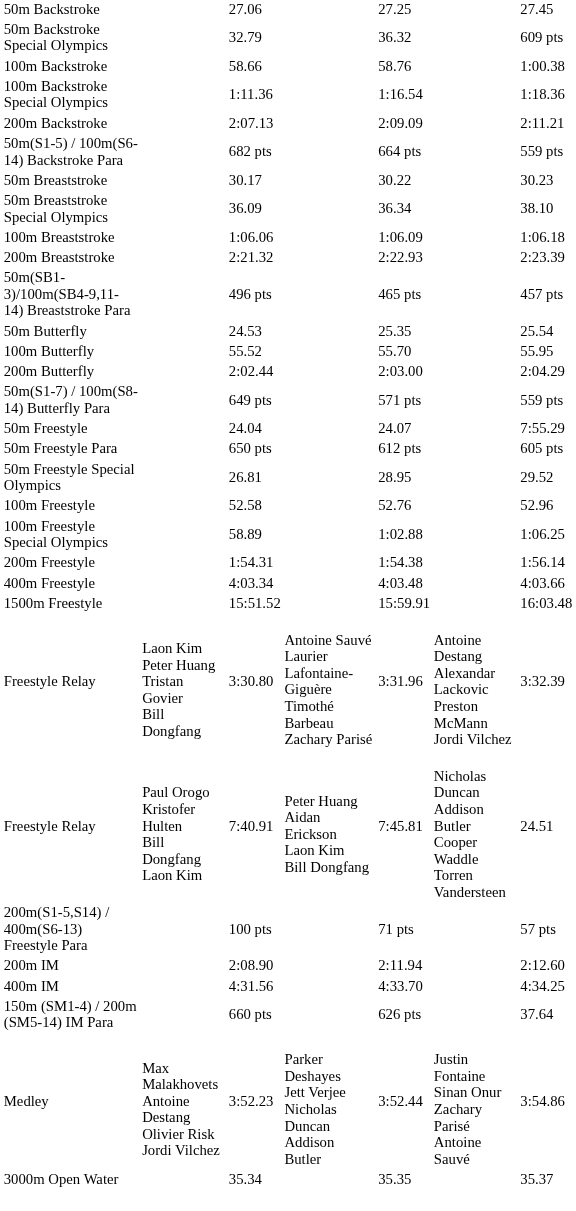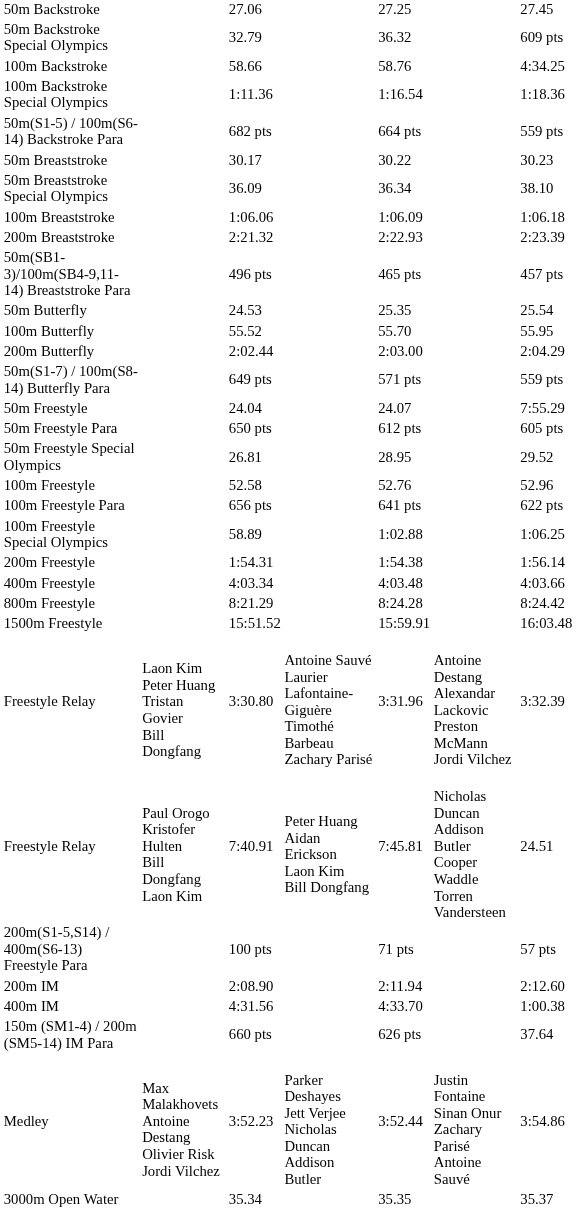(543, 66) 1:00.38 -> (543, 66) 4:34.25
- row: (55, 123)
+ row: (64, 505)
+ row: (49, 603)
(543, 986) 4:34.25 -> (543, 1006) 1:00.38
